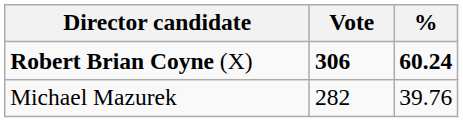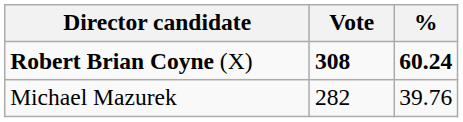(333, 60) 306 -> (333, 60) 308
